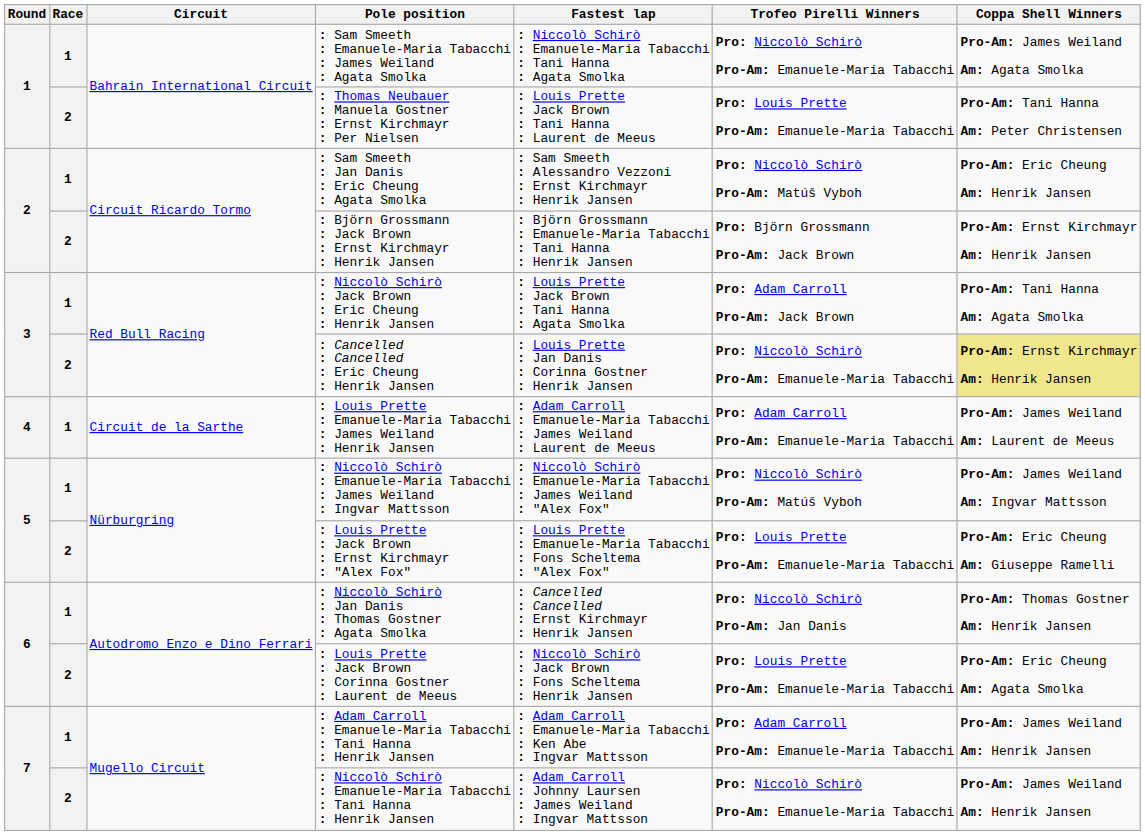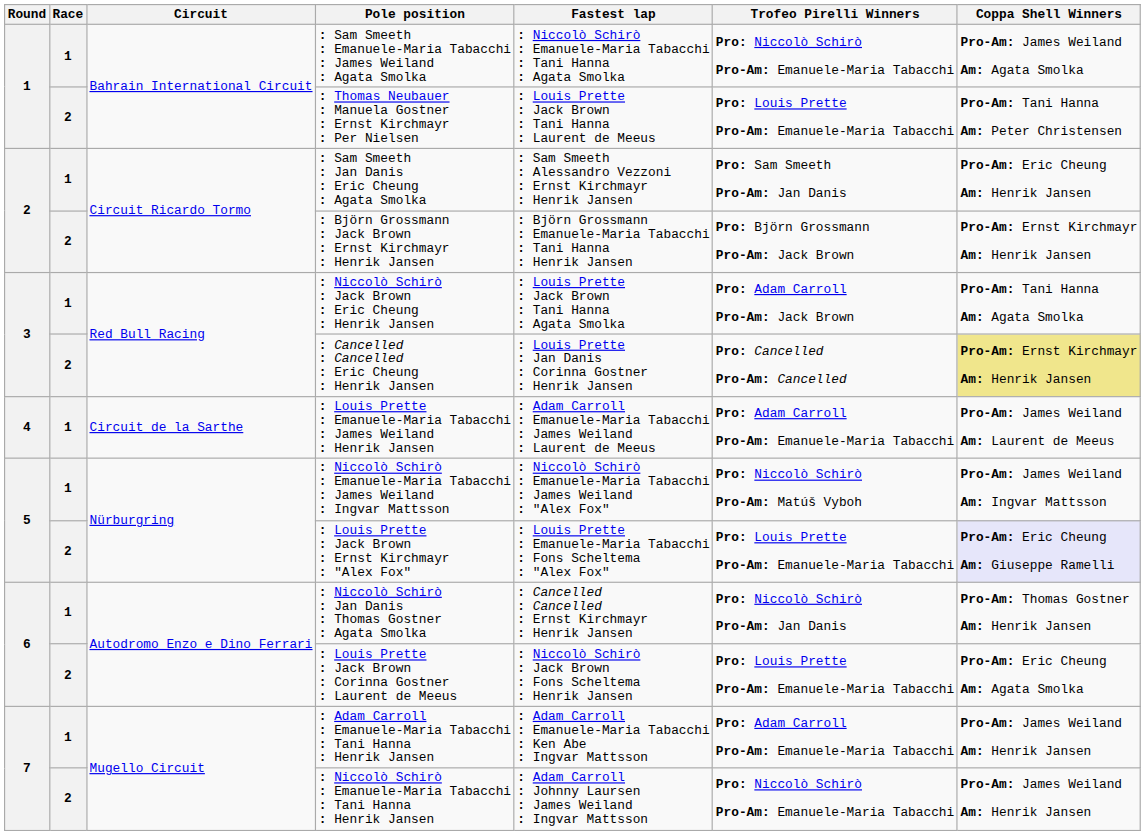(789, 180) Pro: Niccolò Schirò Pro-Am: Matúš Vyboh -> (781, 180) Pro: Sam Smeeth Pro-Am: Jan Danis
(835, 366) Pro: Niccolò Schirò Pro-Am: Emanuele-Maria Tabacchi -> (781, 366) Pro: Cancelled Pro-Am: Cancelled
(1037, 551) no background -> (1037, 551) lavender background
